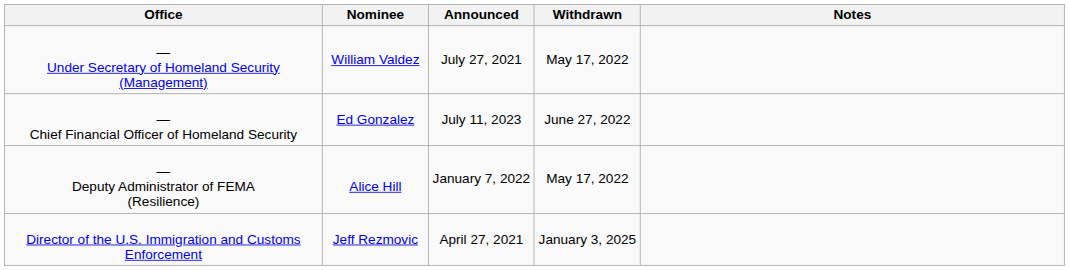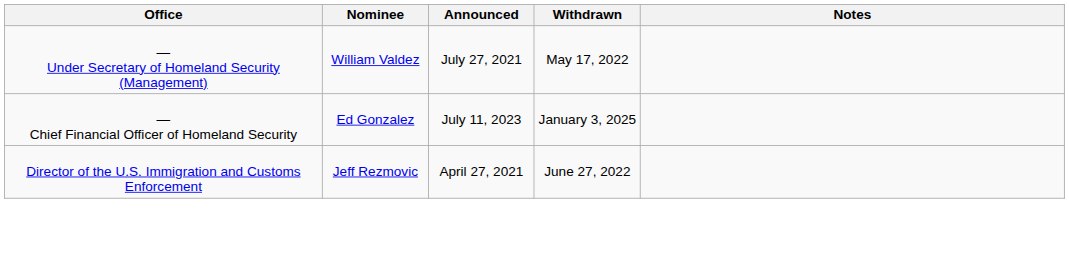(587, 119) June 27, 2022 -> (587, 119) January 3, 2025
- row: (163, 187)
(587, 239) January 3, 2025 -> (587, 171) June 27, 2022
